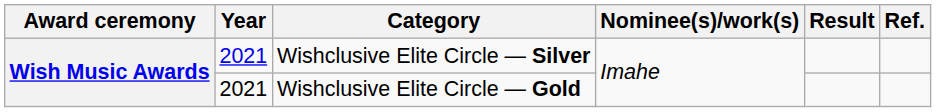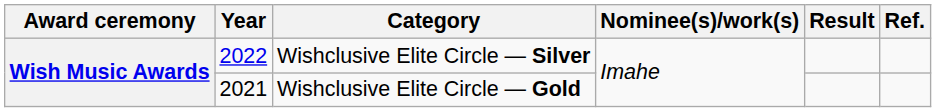(243, 55) 2021 -> (243, 55) 2022
